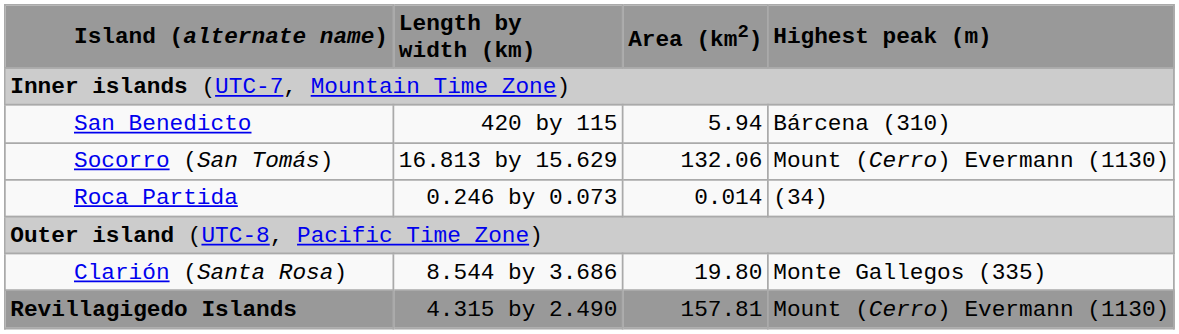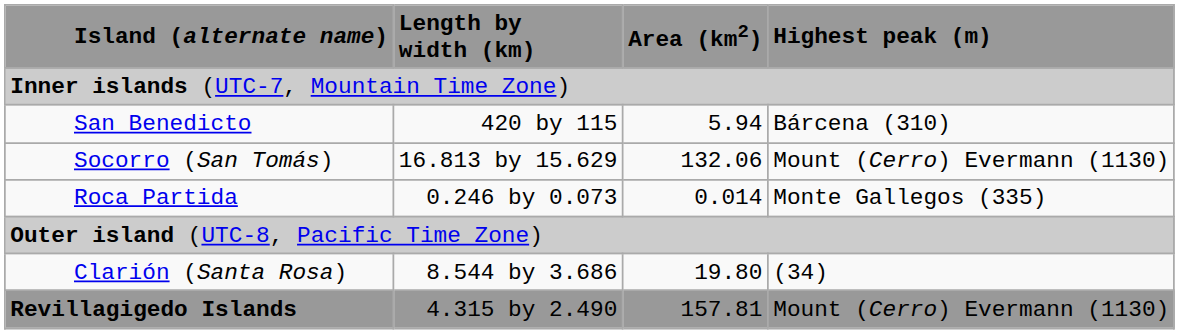(801, 198) (34) -> (910, 198) Monte Gallegos (335)
(910, 272) Monte Gallegos (335) -> (801, 272) (34)
